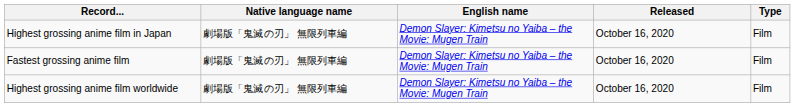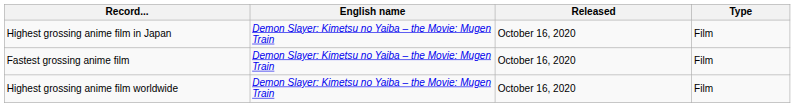- column: (299, 12)
